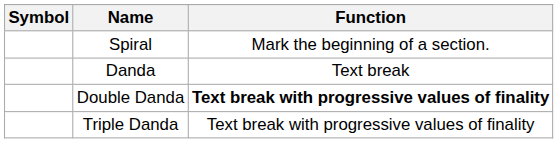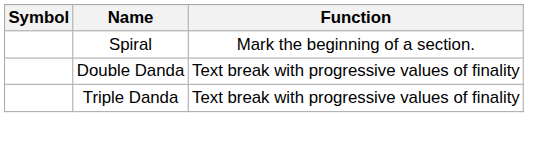- row: (131, 71)
(371, 97) bold -> (356, 71) normal
